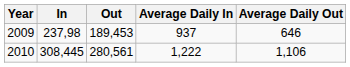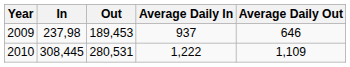(111, 52) 280,561 -> (111, 52) 280,531
(291, 52) 1,106 -> (291, 52) 1,109
